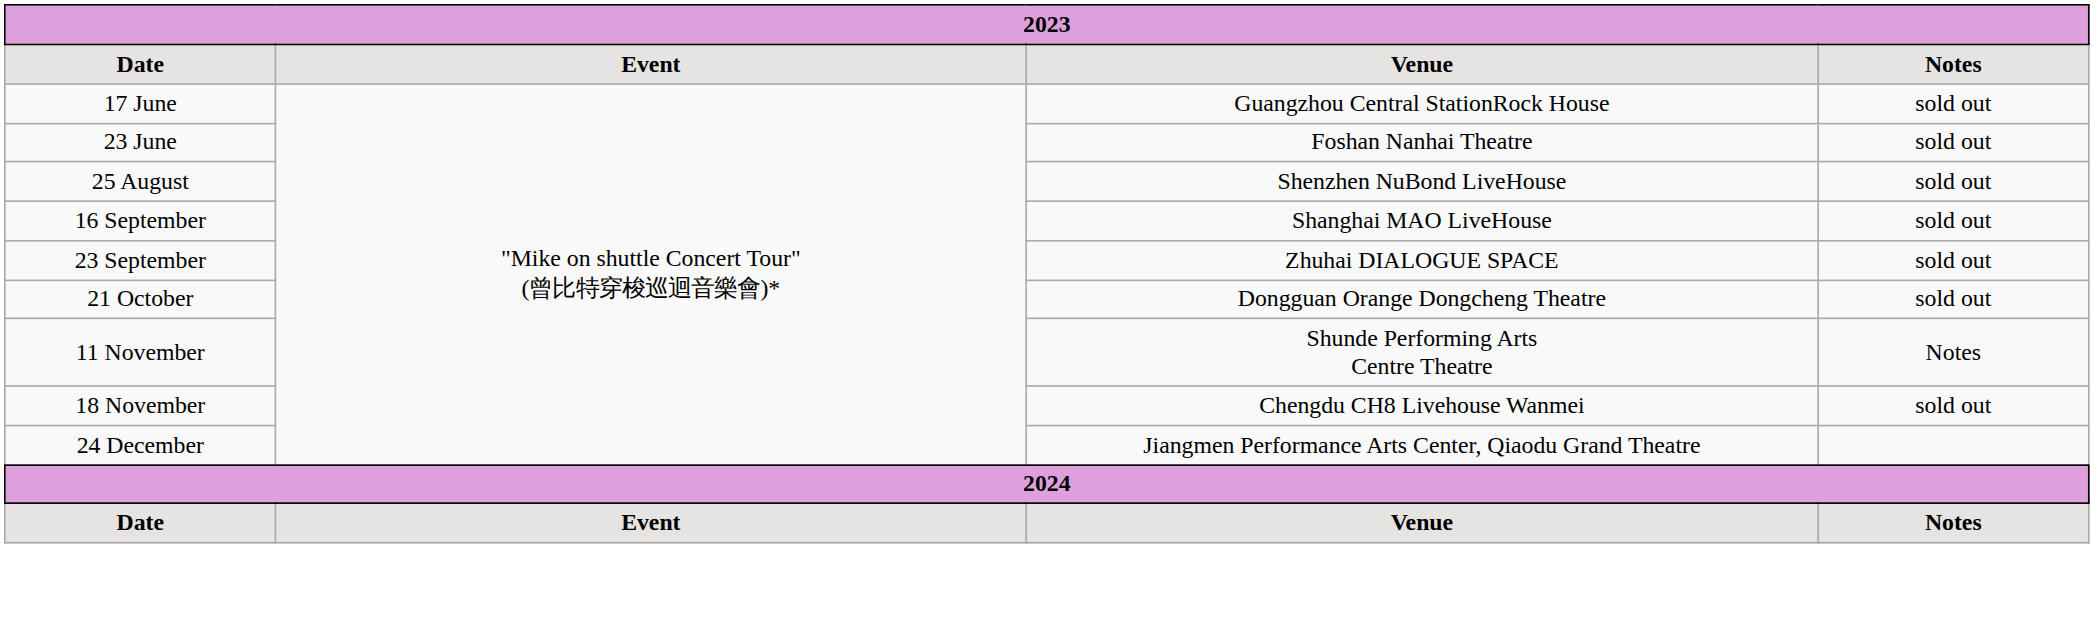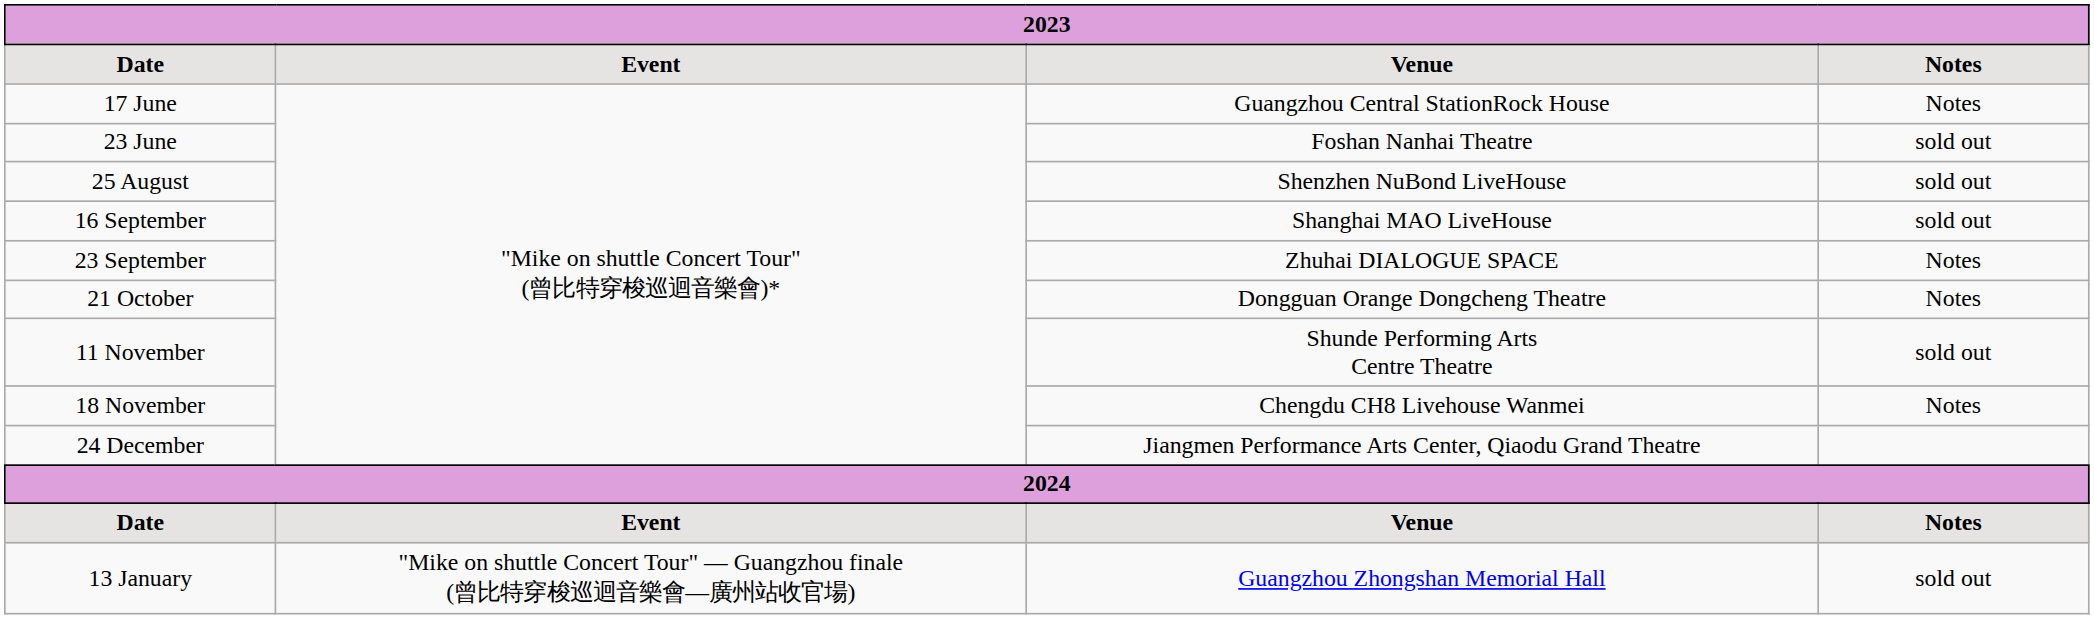(1953, 103) sold out -> (1953, 103) Notes
(1953, 260) sold out -> (1953, 260) Notes
(1953, 299) sold out -> (1953, 299) Notes
(1953, 352) Notes -> (1953, 352) sold out
(1953, 405) sold out -> (1953, 405) Notes
+ row: (140, 578)
